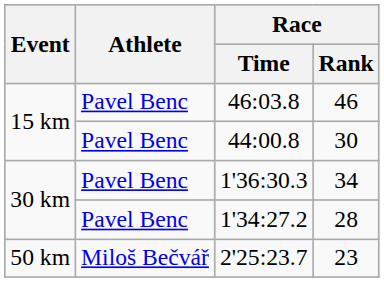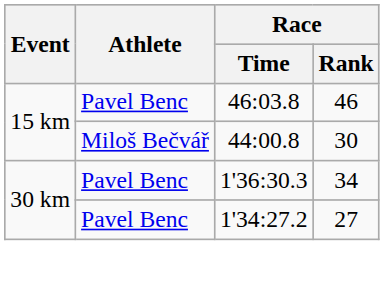(135, 141) Pavel Benc -> (145, 141) Miloš Bečvář
(346, 219) 28 -> (346, 219) 27
- row: (264, 258)
